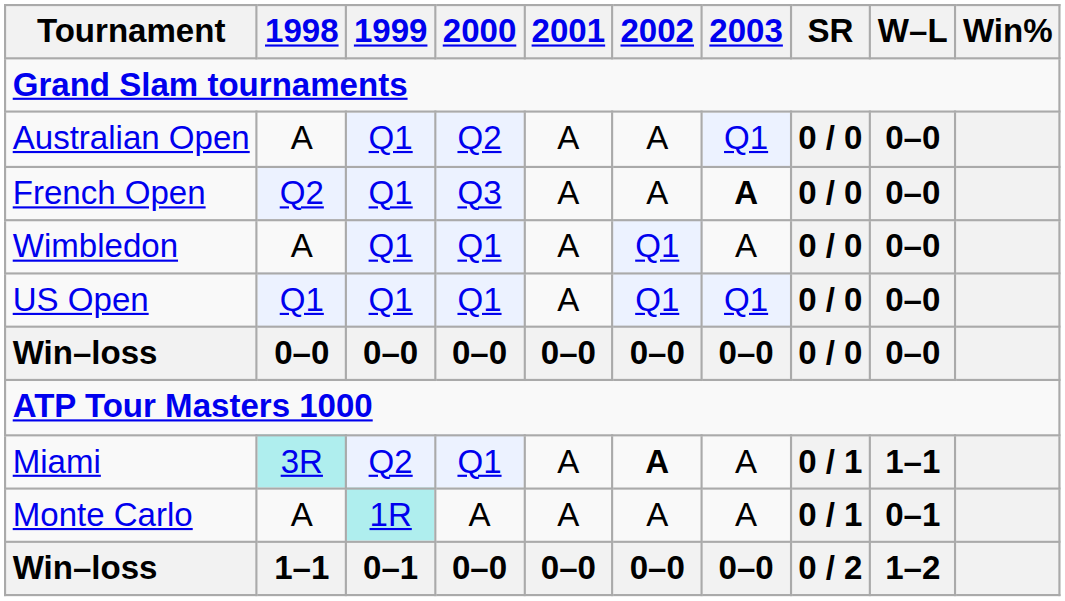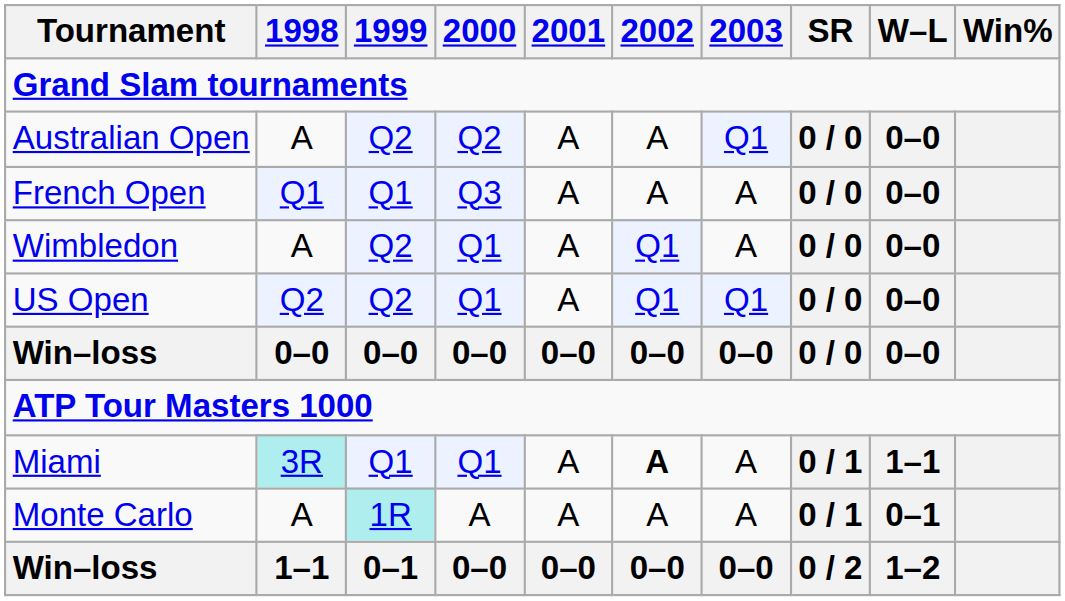(391, 138) Q1 -> (391, 138) Q2
(302, 191) Q2 -> (302, 191) Q1
(746, 191) bold -> (746, 191) normal
(391, 245) Q1 -> (391, 245) Q2
(302, 299) Q1 -> (302, 299) Q2
(391, 299) Q1 -> (391, 299) Q2
(391, 460) Q2 -> (391, 460) Q1
